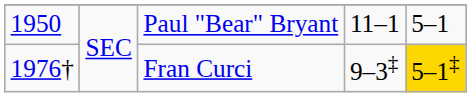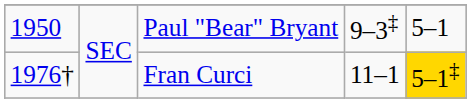(375, 24) 11–1 -> (374, 27) 9–3‡
(374, 68) 9–3‡ -> (375, 74) 11–1
